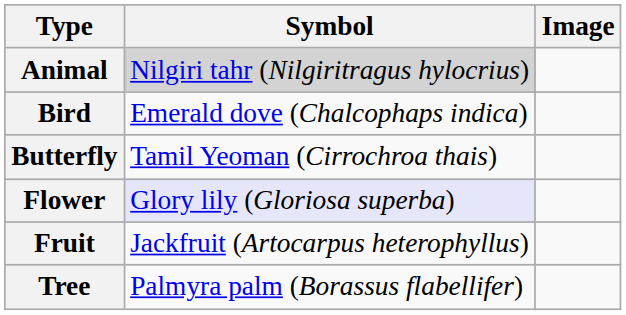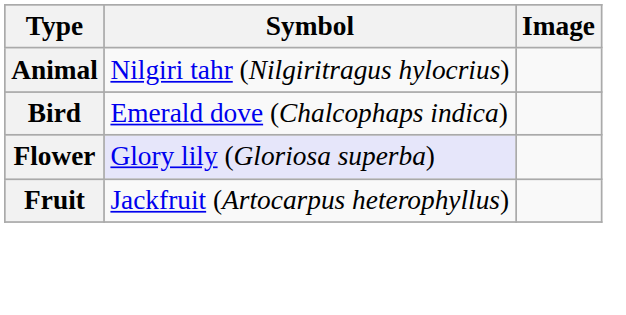(330, 69) lightgrey background -> (310, 69) no background
- row: (64, 156)
- row: (64, 286)
